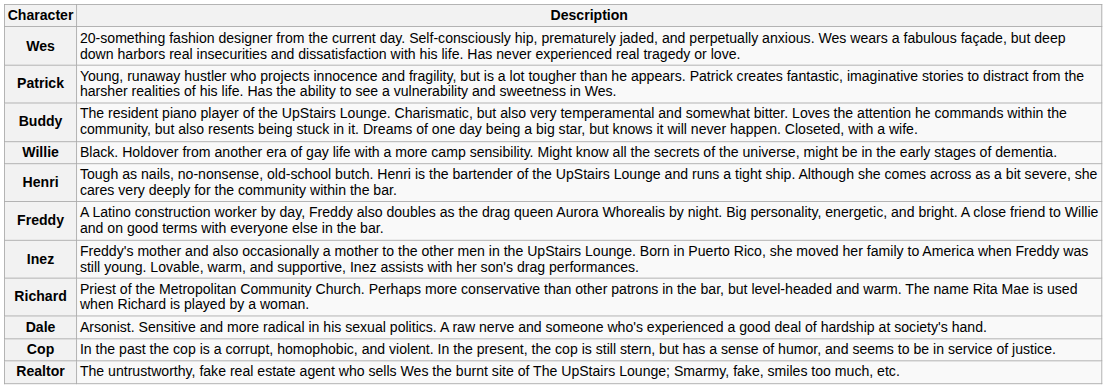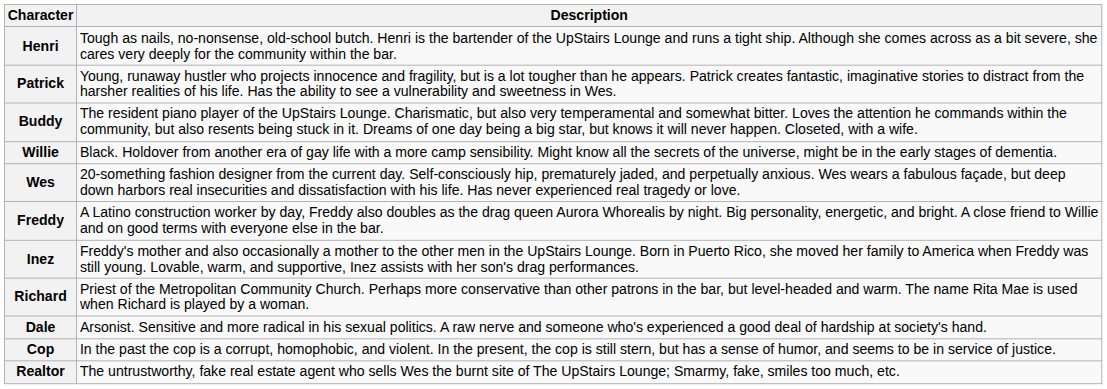rows swapped: (41, 45) <-> (41, 182)
